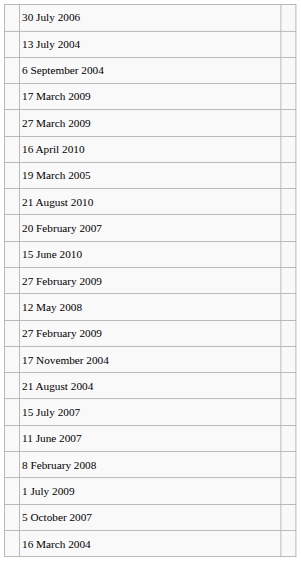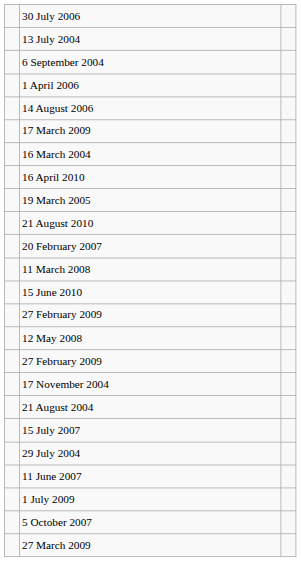+ row: (12, 85)
+ row: (12, 108)
rows swapped: (12, 123) <-> (12, 544)
+ row: (12, 269)
+ row: (12, 453)
- row: (12, 465)
